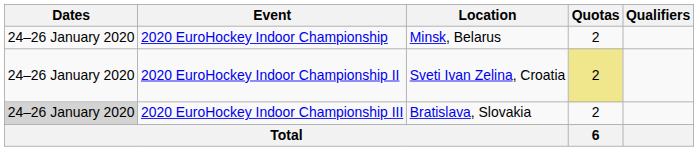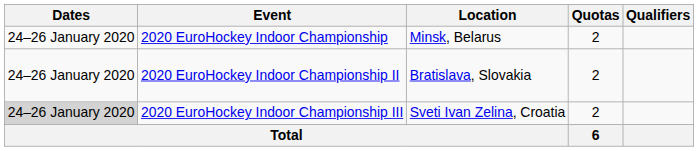(487, 75) Sveti Ivan Zelina, Croatia -> (470, 75) Bratislava, Slovakia
(596, 75) khaki background -> (596, 75) no background
(470, 113) Bratislava, Slovakia -> (487, 113) Sveti Ivan Zelina, Croatia
